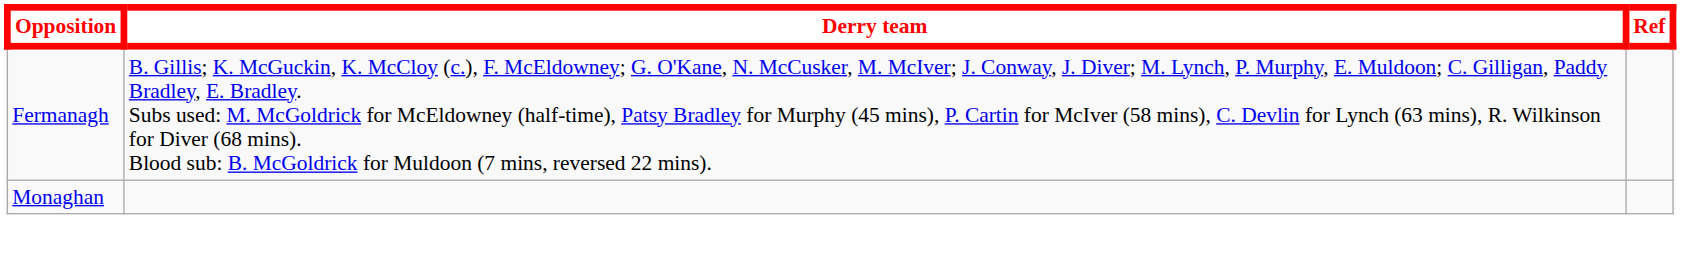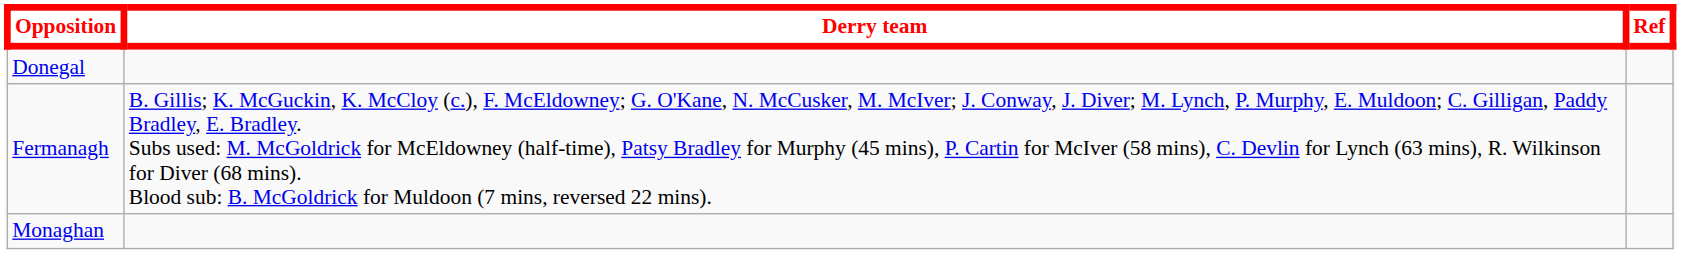+ row: (49, 66)
